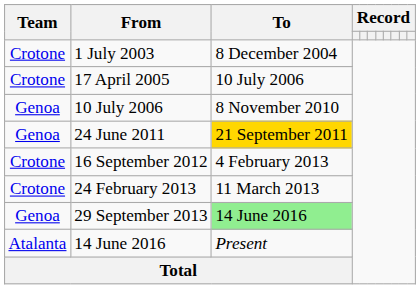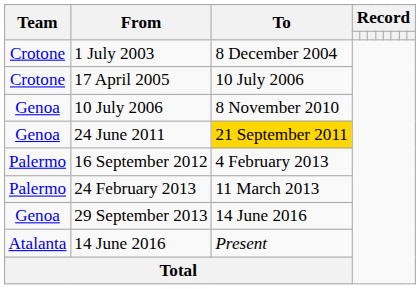(37, 161) Crotone -> (37, 161) Palermo
(37, 188) Crotone -> (37, 188) Palermo
(261, 216) lightgreen background -> (261, 216) no background
